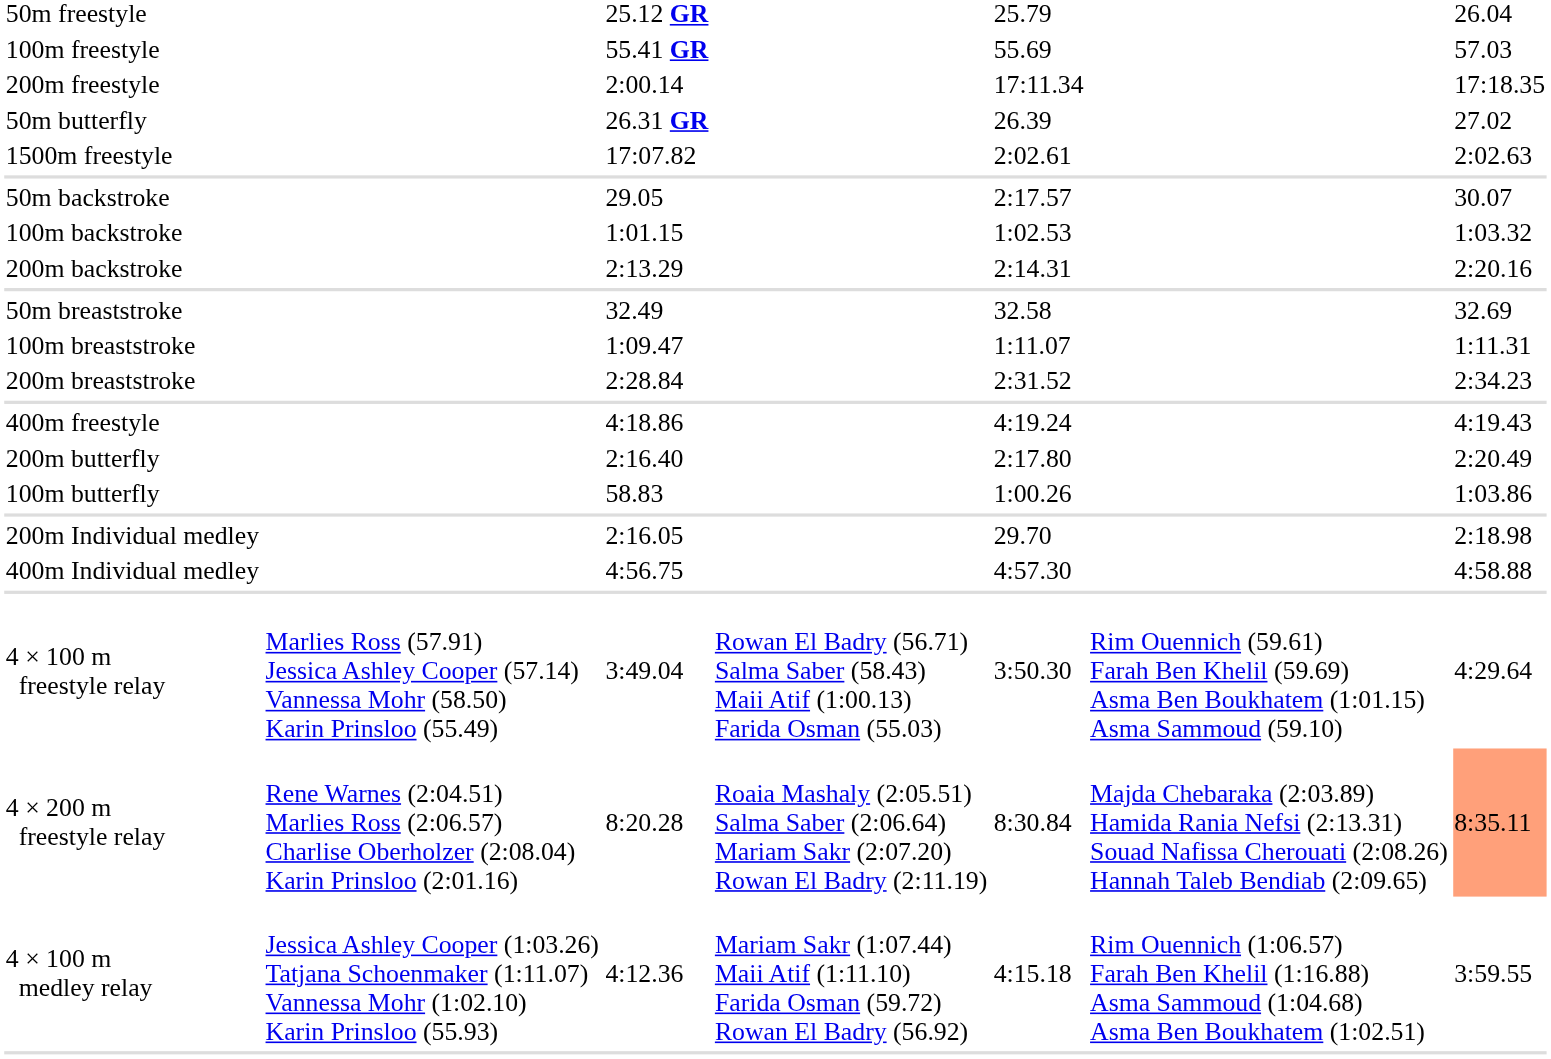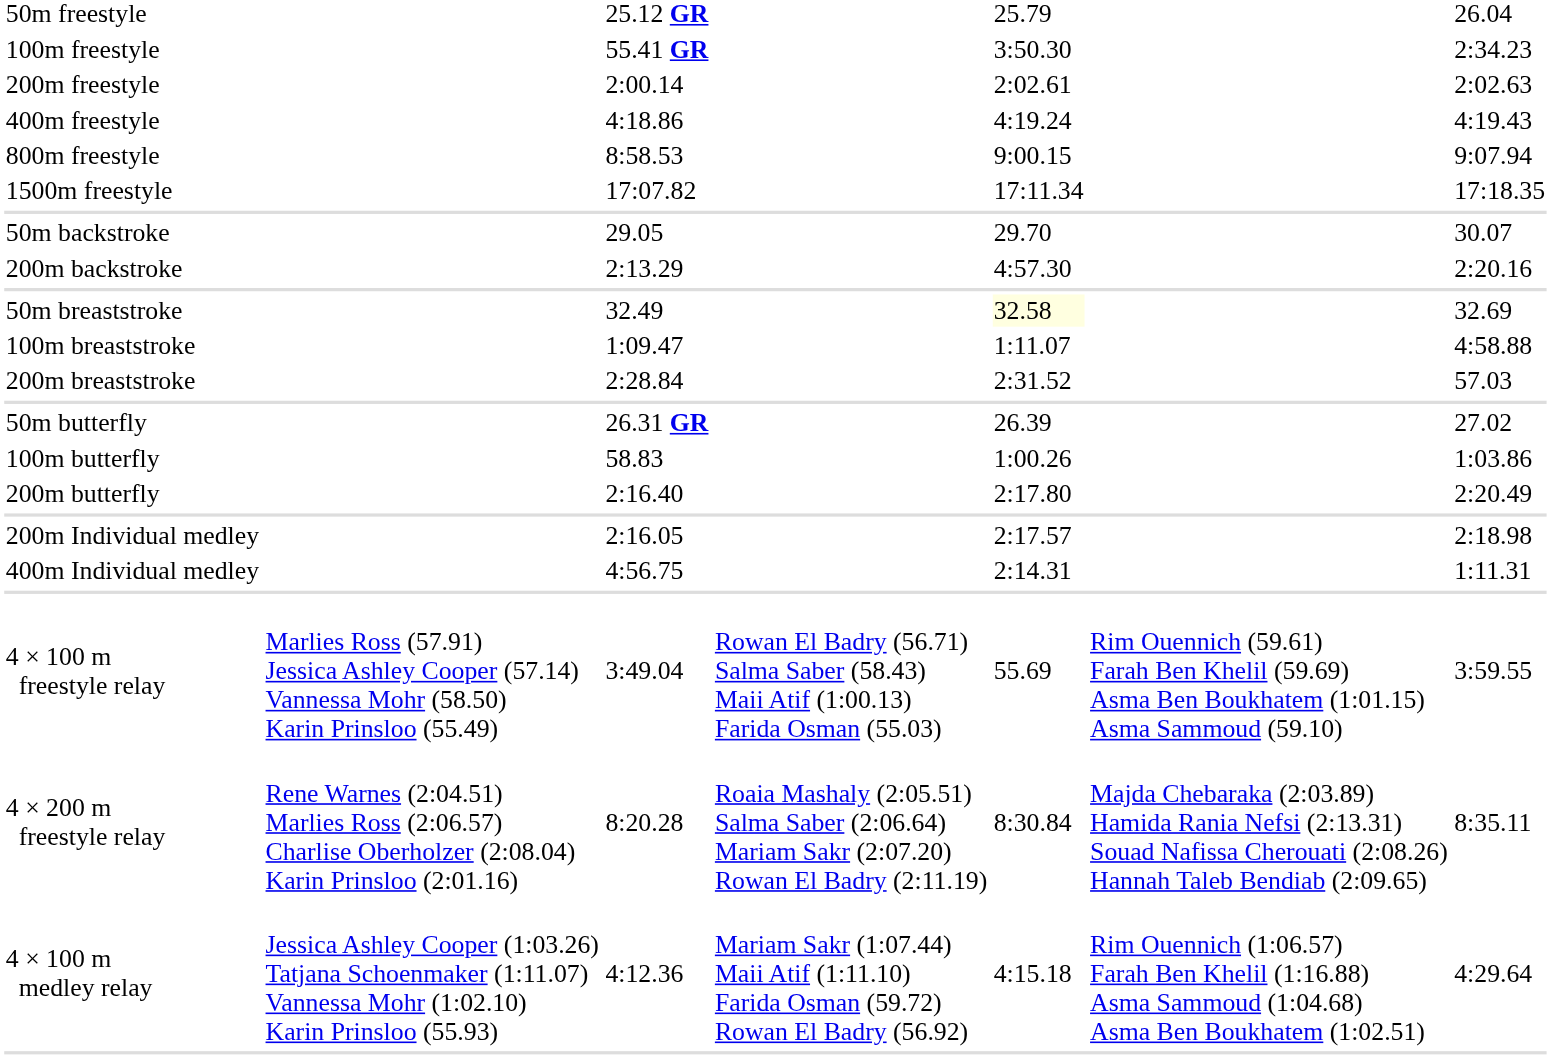(1023, 49) 55.69 -> (1033, 49) 3:50.30
(1483, 49) 57.03 -> (1493, 49) 2:34.23
(1039, 84) 17:11.34 -> (1033, 84) 2:02.61
(1500, 84) 17:18.35 -> (1493, 84) 2:02.63
rows swapped: (83, 422) <-> (76, 120)
+ row: (83, 155)
(1033, 155) 2:02.61 -> (1039, 191) 17:11.34
(1493, 155) 2:02.63 -> (1500, 191) 17:18.35
(1033, 197) 2:17.57 -> (1023, 232) 29.70
- row: (94, 232)
(1033, 268) 2:14.31 -> (1033, 268) 4:57.30
(1023, 310) no background -> (1023, 310) lightyellow background
(1493, 345) 1:11.31 -> (1493, 345) 4:58.88
(1493, 381) 2:34.23 -> (1483, 381) 57.03
rows swapped: (83, 493) <-> (83, 458)
(1023, 535) 29.70 -> (1033, 535) 2:17.57
(1033, 571) 4:57.30 -> (1033, 571) 2:14.31
(1493, 571) 4:58.88 -> (1493, 571) 1:11.31
(1033, 670) 3:50.30 -> (1023, 670) 55.69
(1493, 670) 4:29.64 -> (1493, 670) 3:59.55
(1493, 822) lightsalmon background -> (1493, 822) no background
(1493, 973) 3:59.55 -> (1493, 973) 4:29.64
